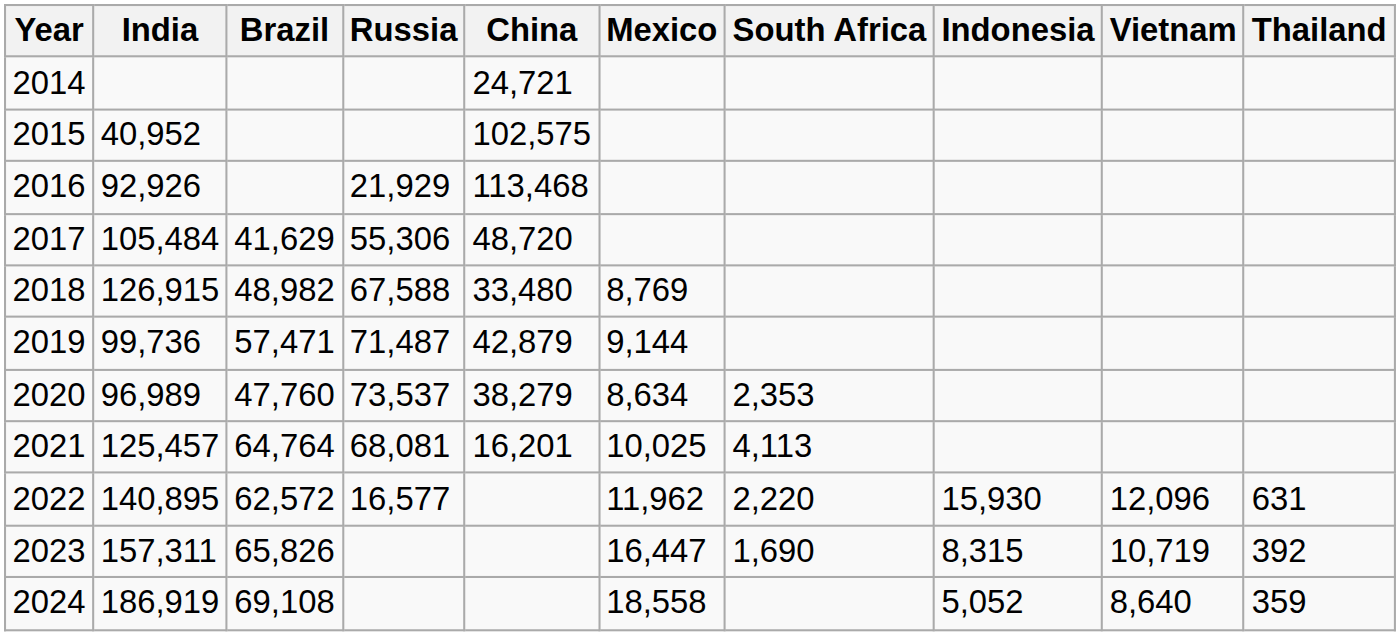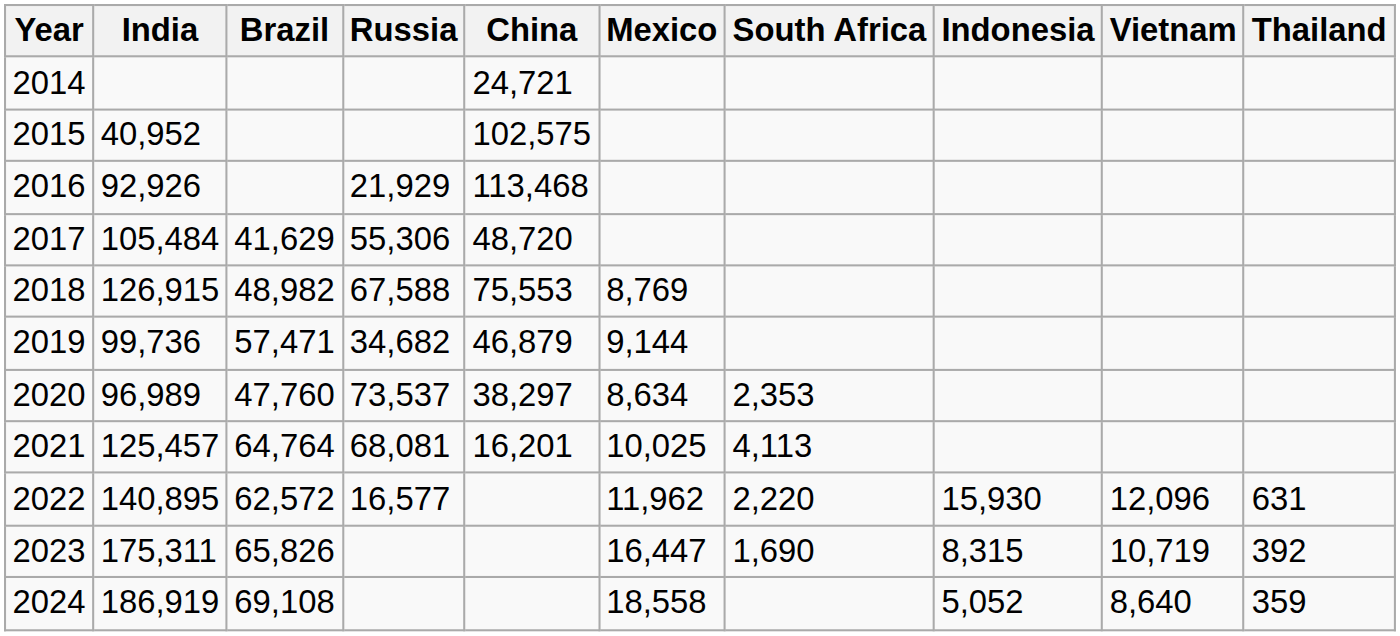(523, 290) 33,480 -> (523, 290) 75,553
(400, 342) 71,487 -> (400, 342) 34,682
(523, 342) 42,879 -> (523, 342) 46,879
(523, 394) 38,279 -> (523, 394) 38,297
(159, 550) 157,311 -> (159, 550) 175,311
